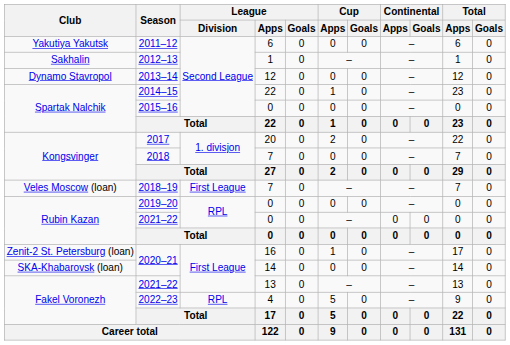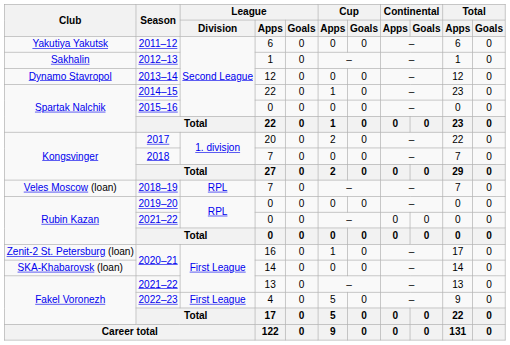(218, 188) First League -> (218, 188) RPL
(218, 300) RPL -> (218, 300) First League
